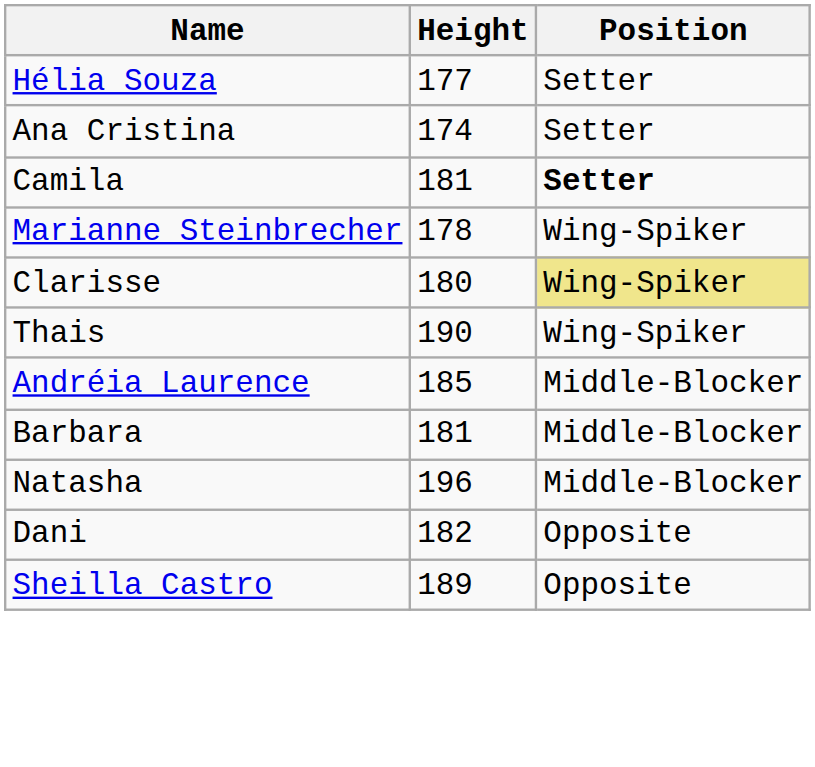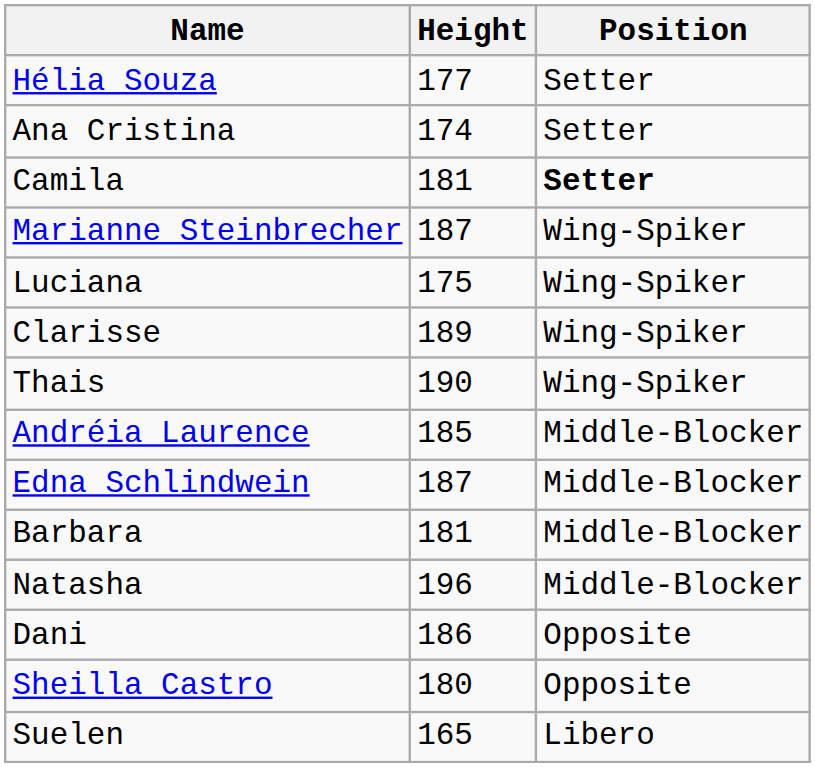(445, 232) 178 -> (445, 232) 187
+ row: (78, 283)
(445, 283) 180 -> (445, 333) 189
(645, 283) khaki background -> (645, 333) no background
+ row: (161, 484)
(445, 535) 182 -> (445, 636) 186
(445, 585) 189 -> (445, 686) 180
+ row: (68, 736)
